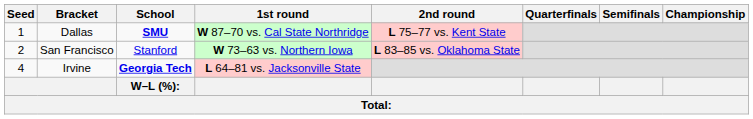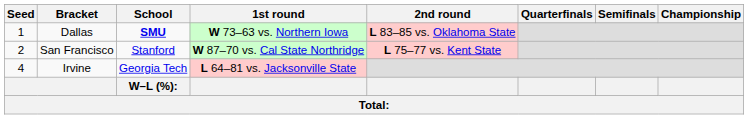(283, 32) W 87–70 vs. Cal State Northridge -> (278, 32) W 73–63 vs. Northern Iowa
(447, 32) L 75–77 vs. Kent State -> (443, 32) L 83–85 vs. Oklahoma State
(283, 50) W 73–63 vs. Northern Iowa -> (278, 50) W 87–70 vs. Cal State Northridge
(447, 50) L 83–85 vs. Oklahoma State -> (443, 50) L 75–77 vs. Kent State
(155, 68) bold -> (153, 68) normal
